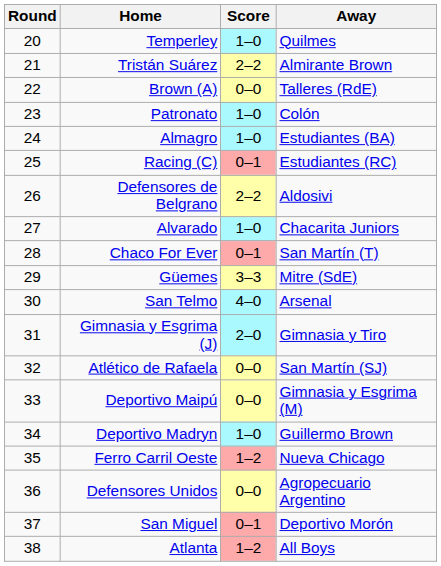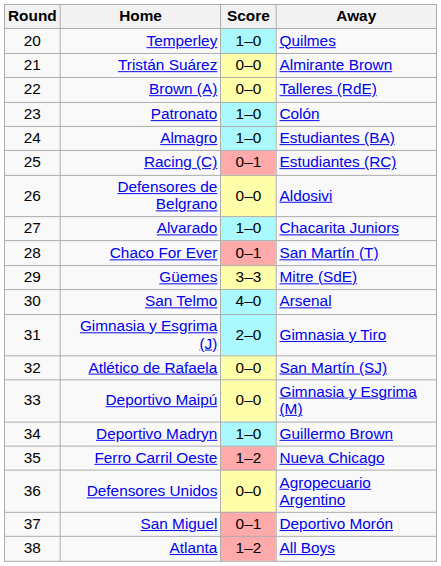(248, 65) 2–2 -> (248, 65) 0–0
(248, 195) 2–2 -> (248, 195) 0–0
